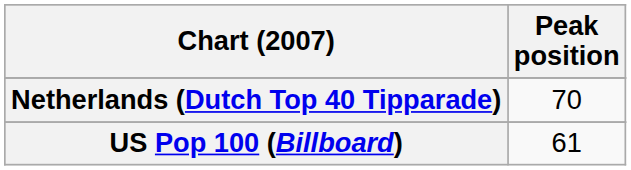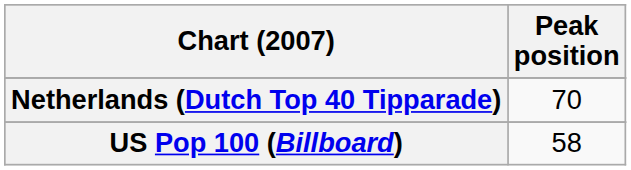(567, 142) 61 -> (567, 142) 58
